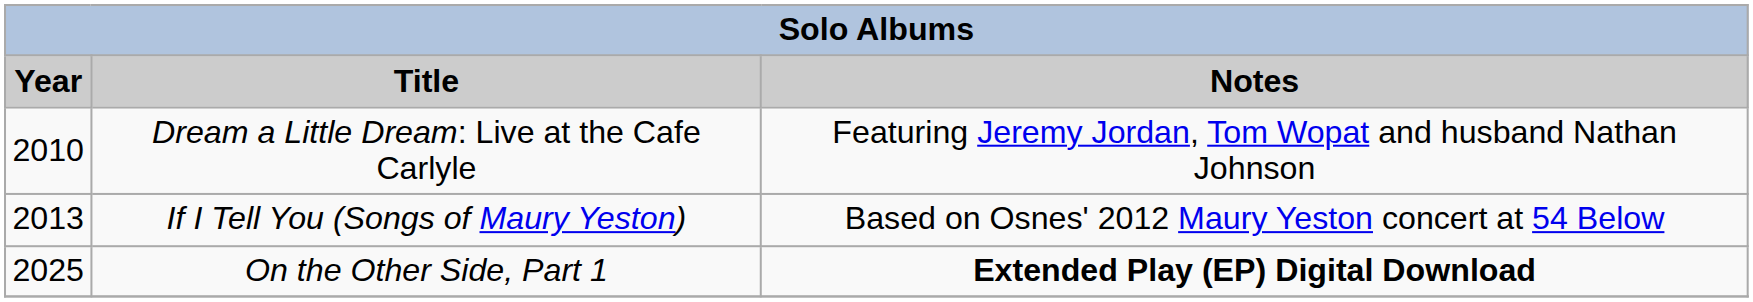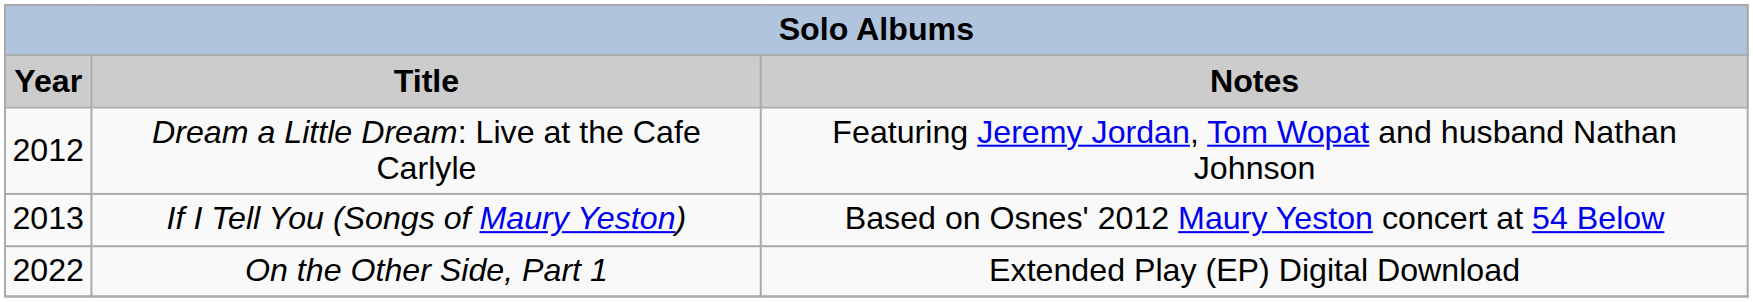(48, 150) 2010 -> (48, 150) 2012
(48, 270) 2025 -> (48, 270) 2022
(1255, 270) bold -> (1255, 270) normal
